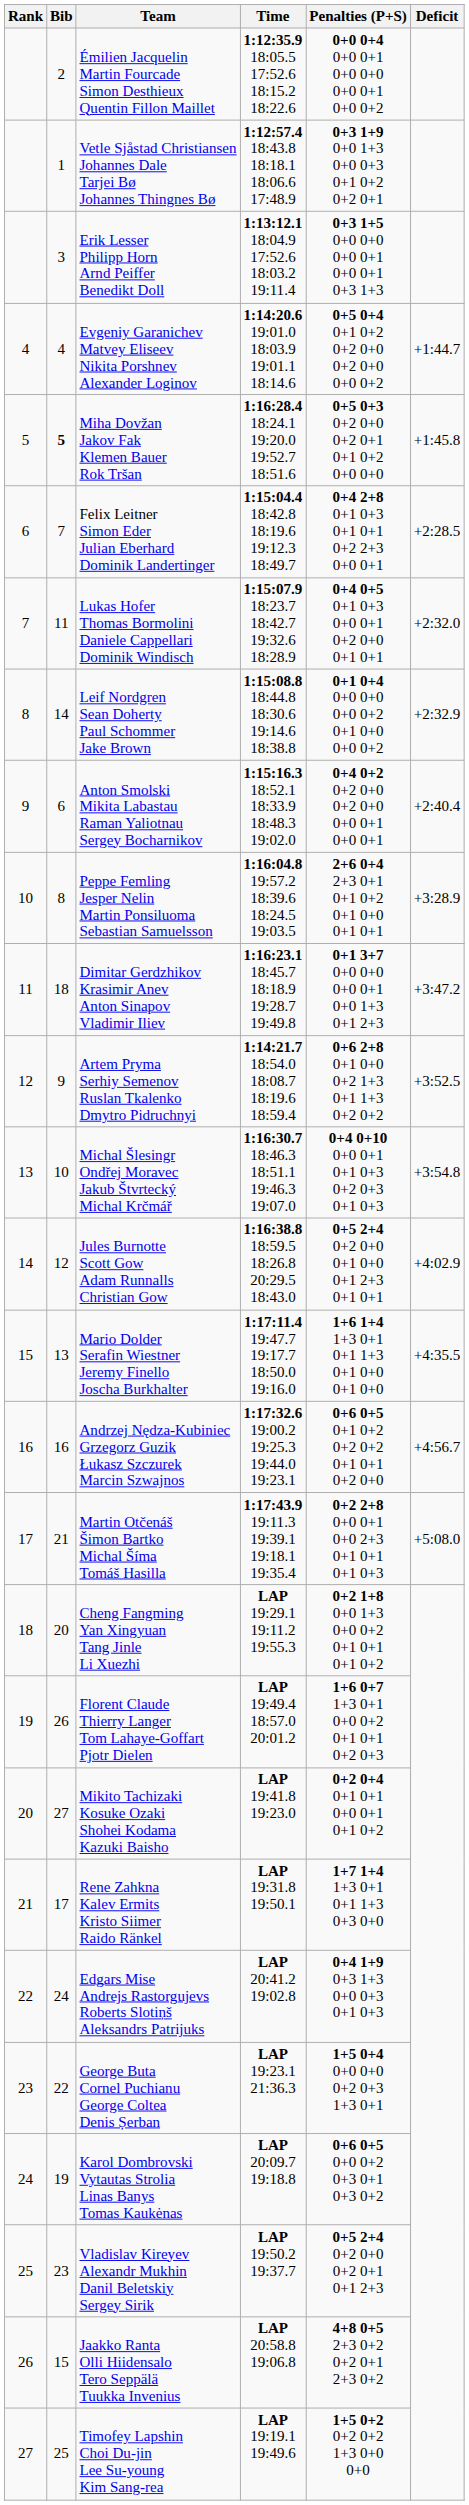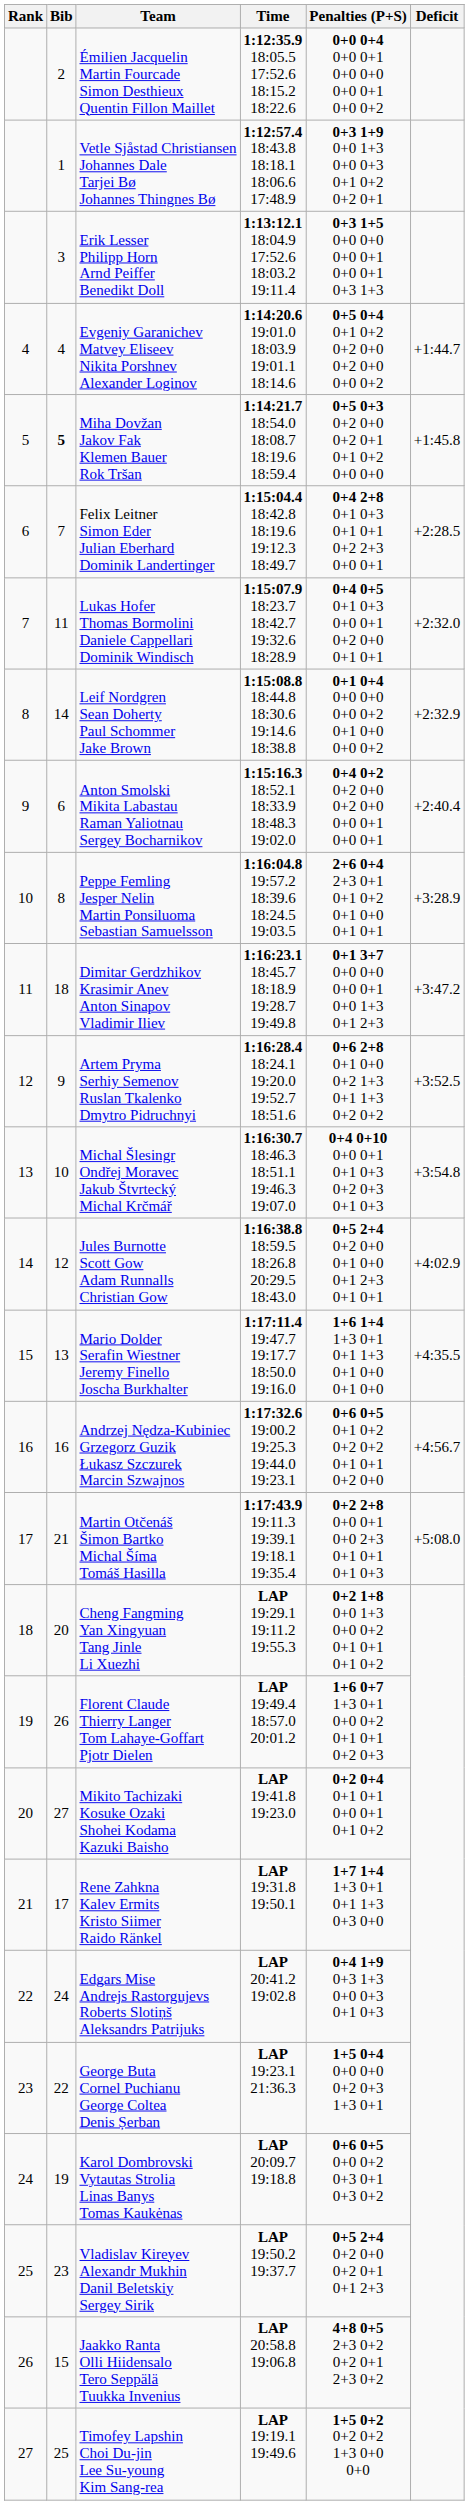(273, 440) 1:16:28.4 18:24.1 19:20.0 19:52.7 18:51.6 -> (273, 440) 1:14:21.7 18:54.0 18:08.7 18:19.6 18:59.4
(273, 1080) 1:14:21.7 18:54.0 18:08.7 18:19.6 18:59.4 -> (273, 1080) 1:16:28.4 18:24.1 19:20.0 19:52.7 18:51.6
